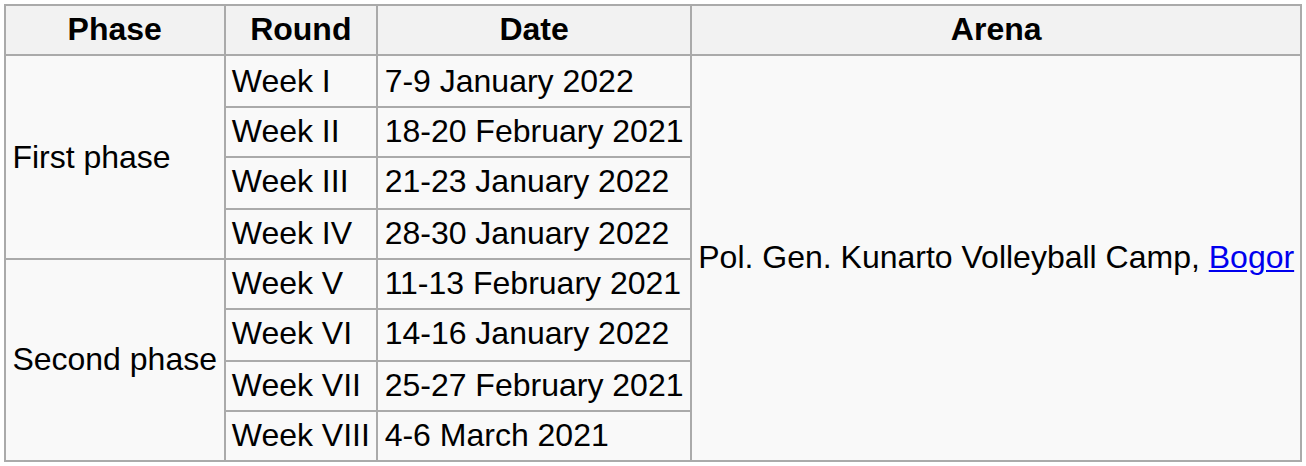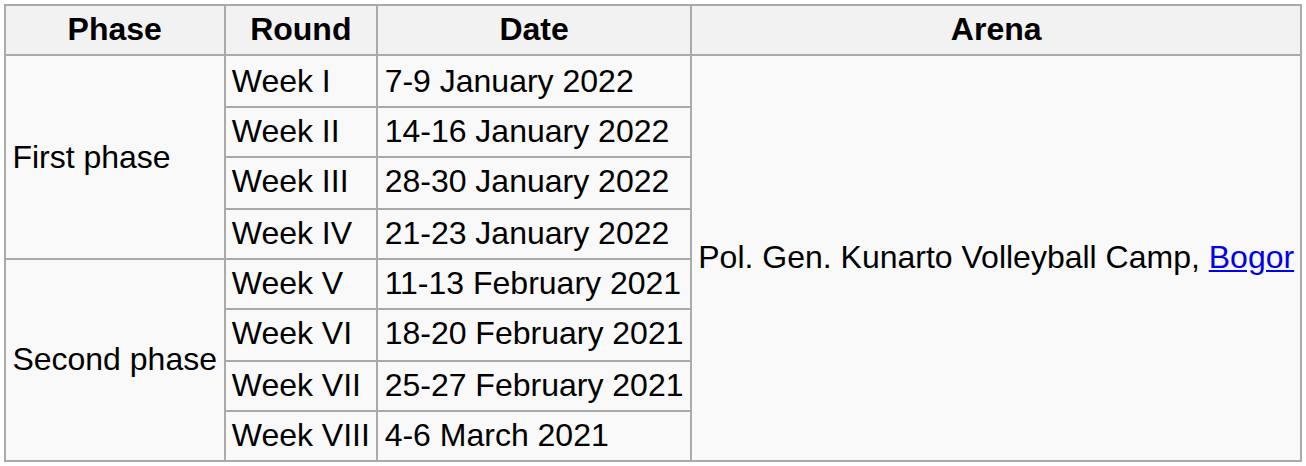(534, 131) 18-20 February 2021 -> (527, 131) 14-16 January 2022
(527, 182) 21-23 January 2022 -> (527, 182) 28-30 January 2022
(527, 232) 28-30 January 2022 -> (527, 232) 21-23 January 2022
(527, 334) 14-16 January 2022 -> (534, 334) 18-20 February 2021
